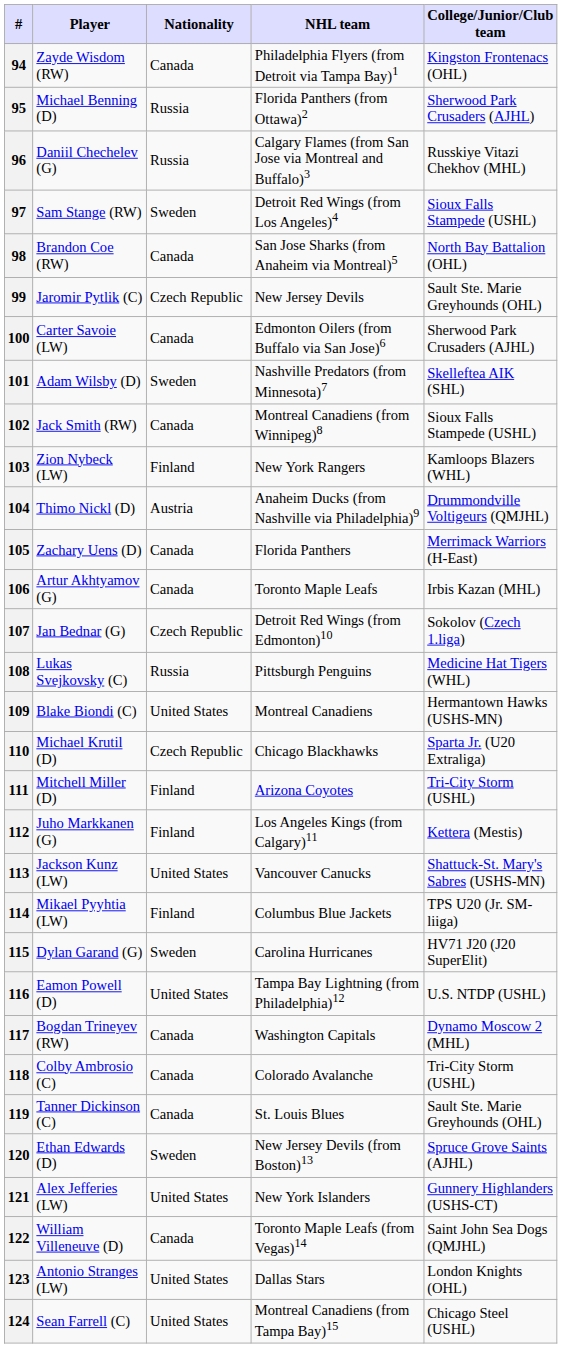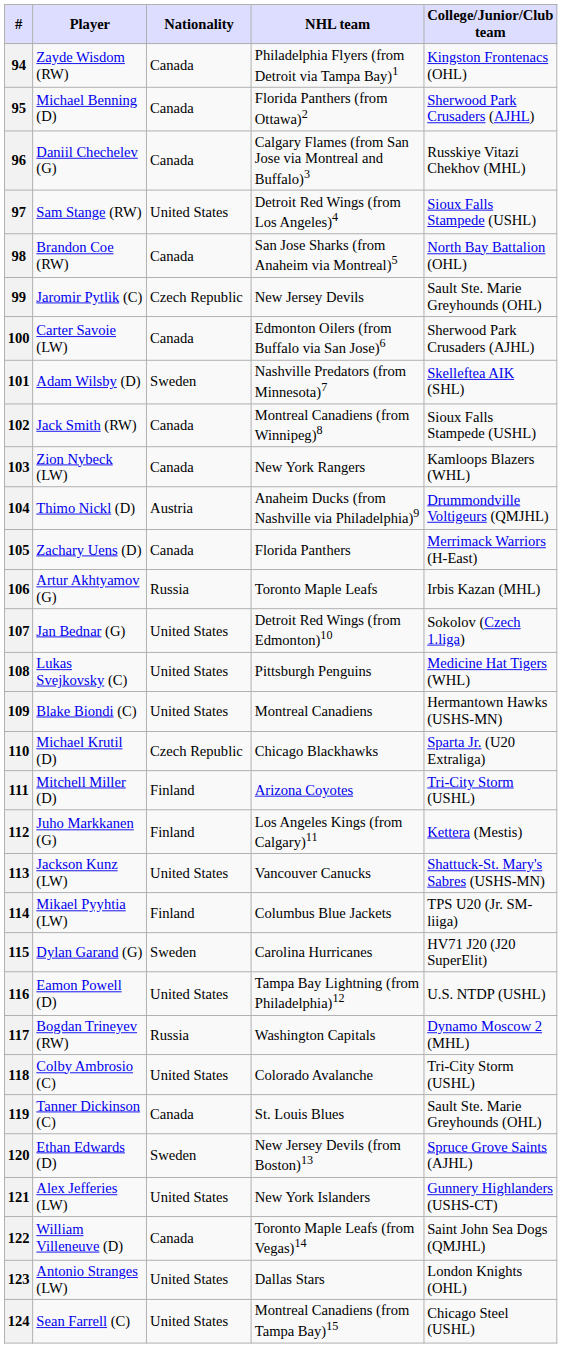(170, 109) Russia -> (172, 109) Canada
(170, 160) Russia -> (172, 160) Canada
(173, 212) Sweden -> (189, 212) United States
(172, 466) Finland -> (172, 466) Canada
(172, 589) Canada -> (170, 589) Russia
(196, 630) Czech Republic -> (189, 630) United States
(170, 672) Russia -> (189, 672) United States
(172, 1035) Canada -> (170, 1035) Russia
(172, 1074) Canada -> (189, 1074) United States
